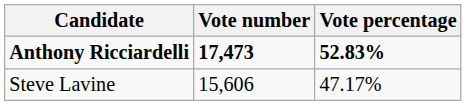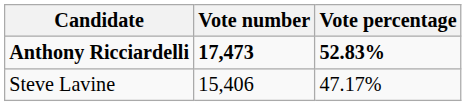(226, 84) 15,606 -> (226, 84) 15,406
